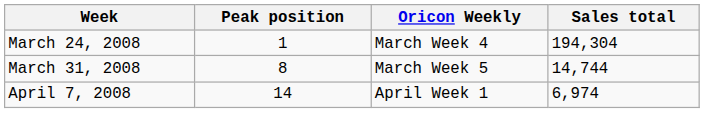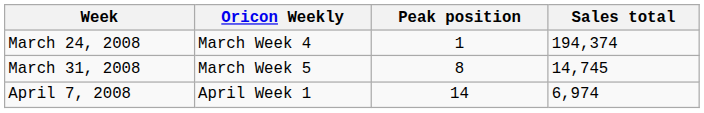columns swapped: (459, 17) <-> (283, 17)
(585, 43) 194,304 -> (585, 43) 194,374
(580, 69) 14,744 -> (580, 69) 14,745
